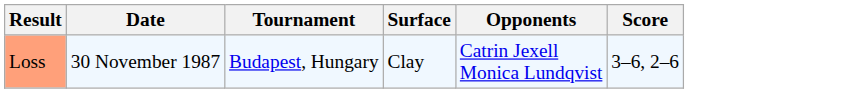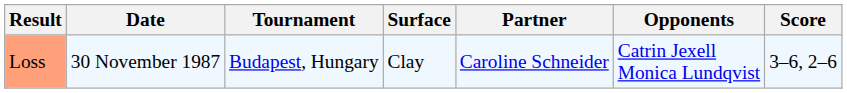+ column: (534, 19)
